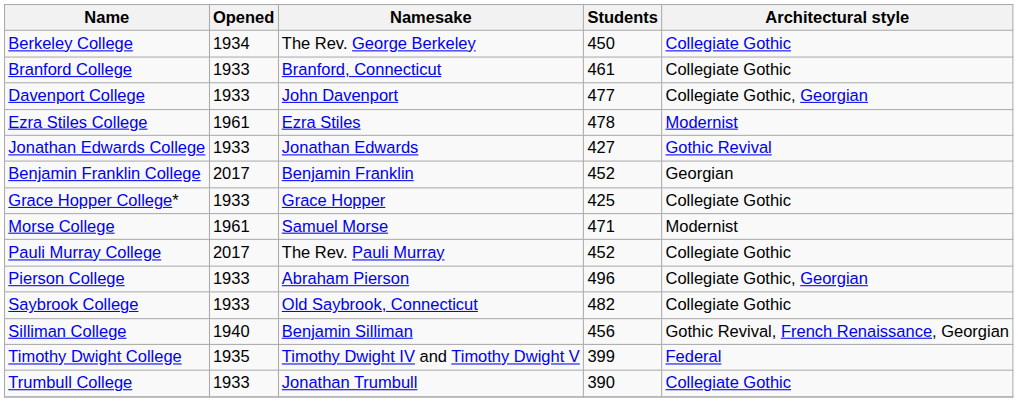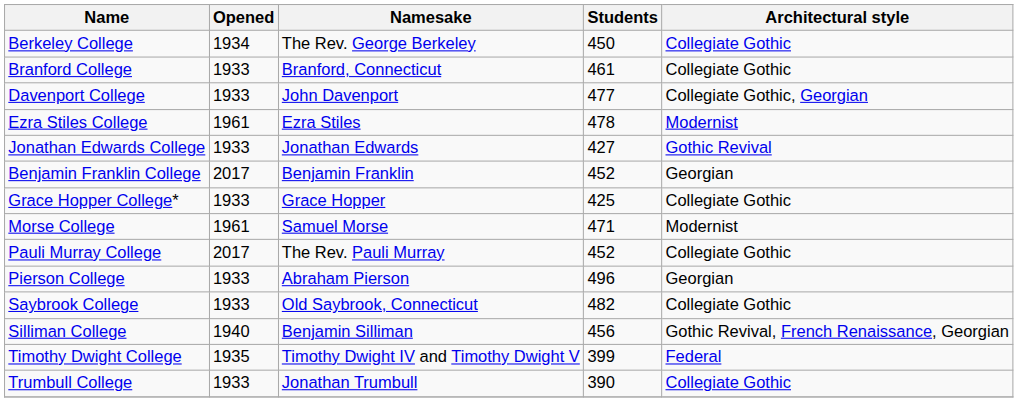(767, 278) Collegiate Gothic, Georgian -> (699, 278) Georgian
